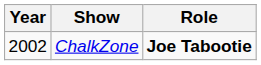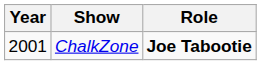(28, 45) 2002 -> (28, 45) 2001
